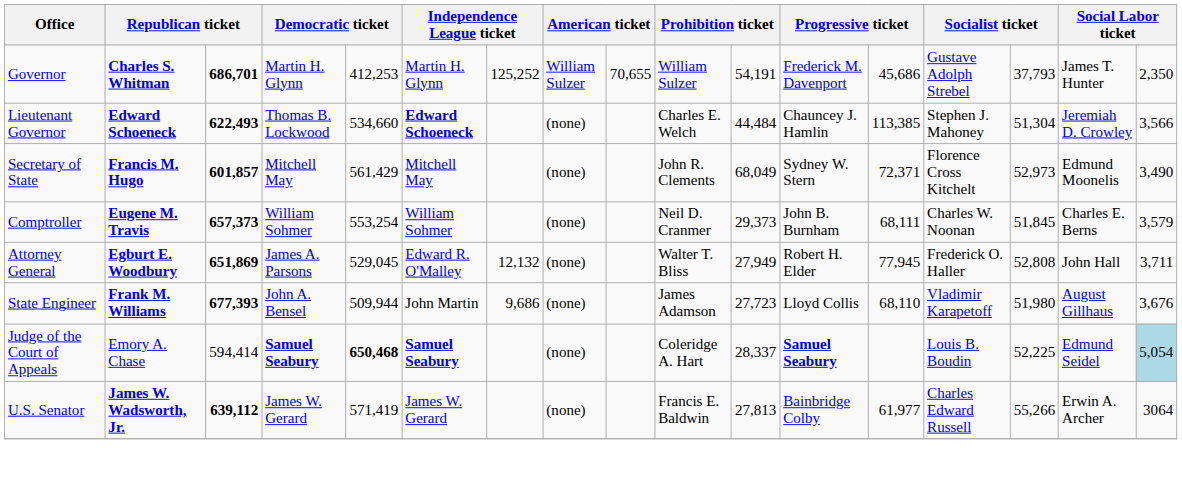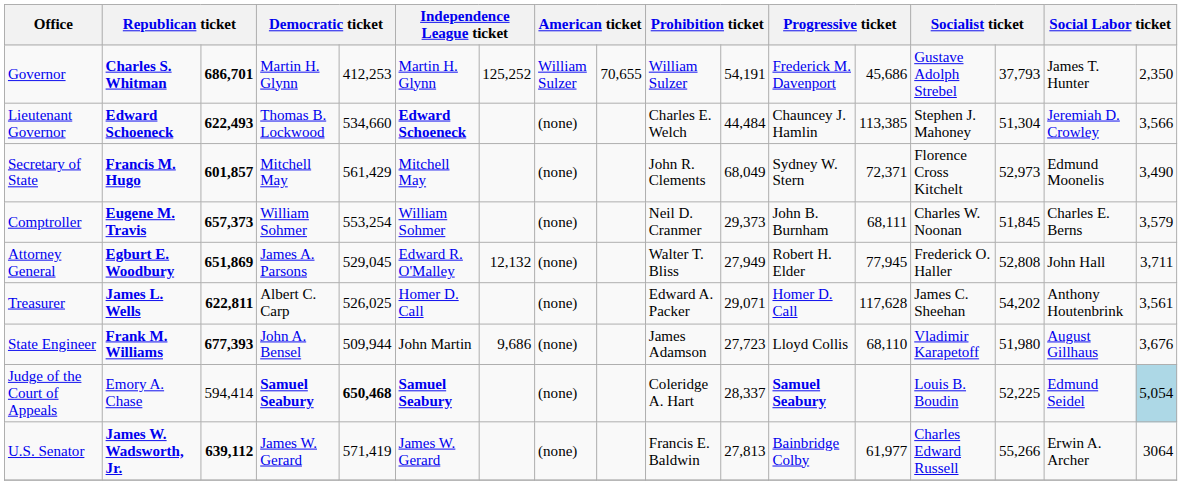+ row: (36, 303)
